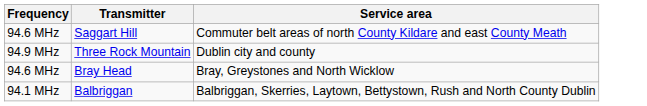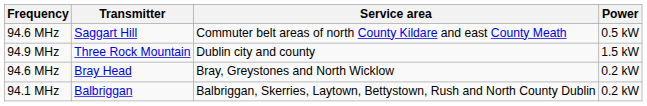+ column: (620, 14)
